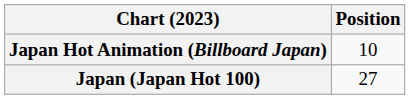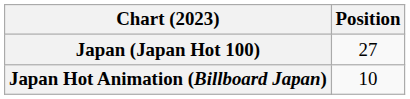rows swapped: (168, 79) <-> (168, 49)
